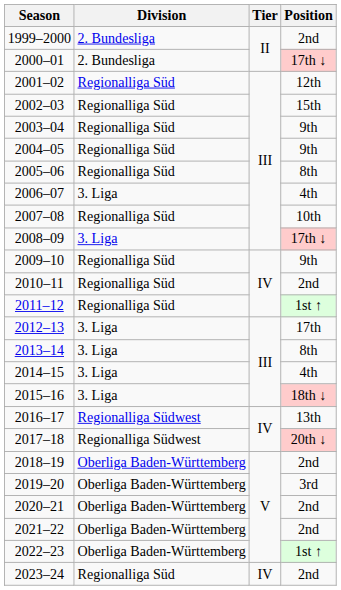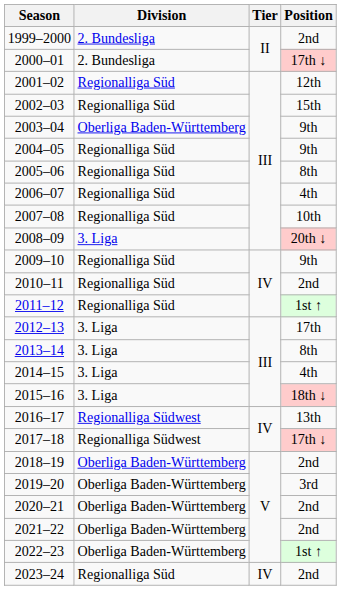(126, 127) Regionalliga Süd -> (162, 127) Oberliga Baden-Württemberg
(97, 194) 3. Liga -> (126, 194) Regionalliga Süd
(309, 238) 17th ↓ -> (309, 238) 20th ↓
(309, 439) 20th ↓ -> (309, 439) 17th ↓
